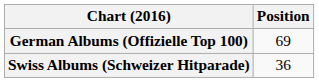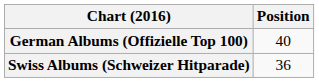(283, 41) 69 -> (283, 41) 40
